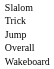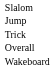rows swapped: (16, 34) <-> (15, 21)
